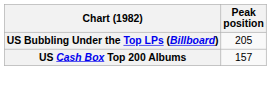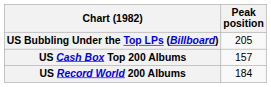+ row: (113, 73)
